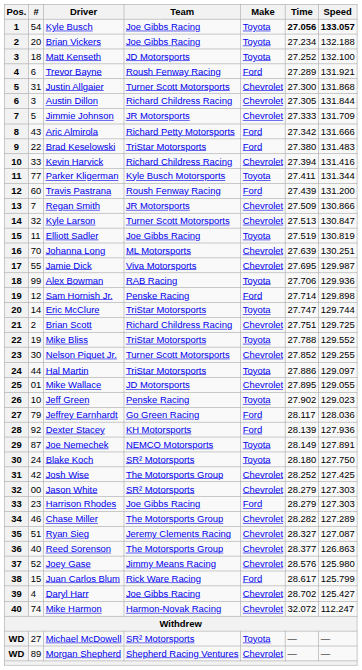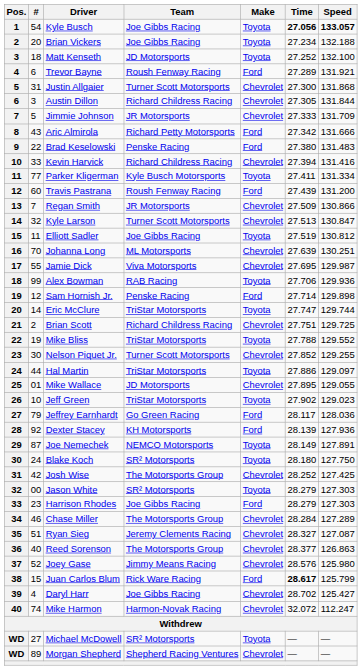(166, 146) TriStar Motorsports -> (158, 146) Penske Racing
(338, 176) 131.344 -> (338, 176) 131.334
(338, 236) 130.819 -> (338, 236) 130.812
(158, 400) Penske Racing -> (166, 400) TriStar Motorsports
(263, 489) Chevrolet -> (257, 489) Toyota
(302, 519) 28.282 -> (302, 519) 28.284
(302, 579) normal -> (302, 579) bold
